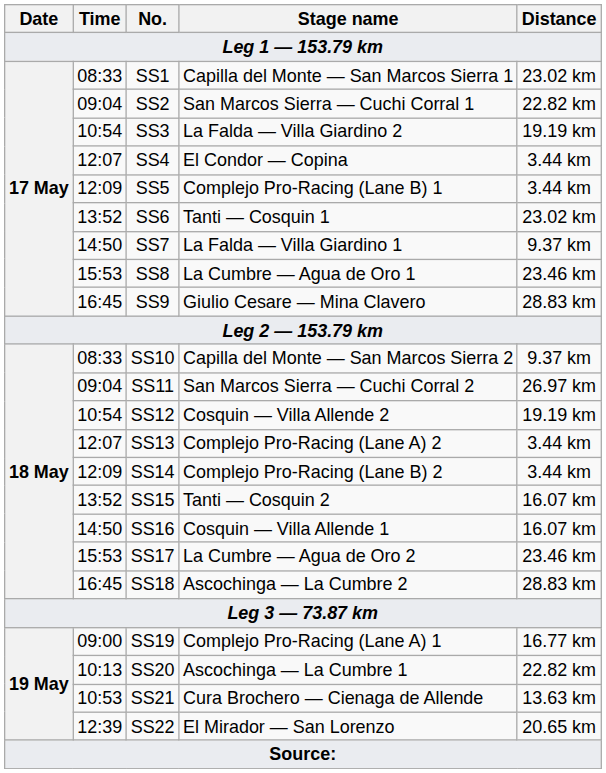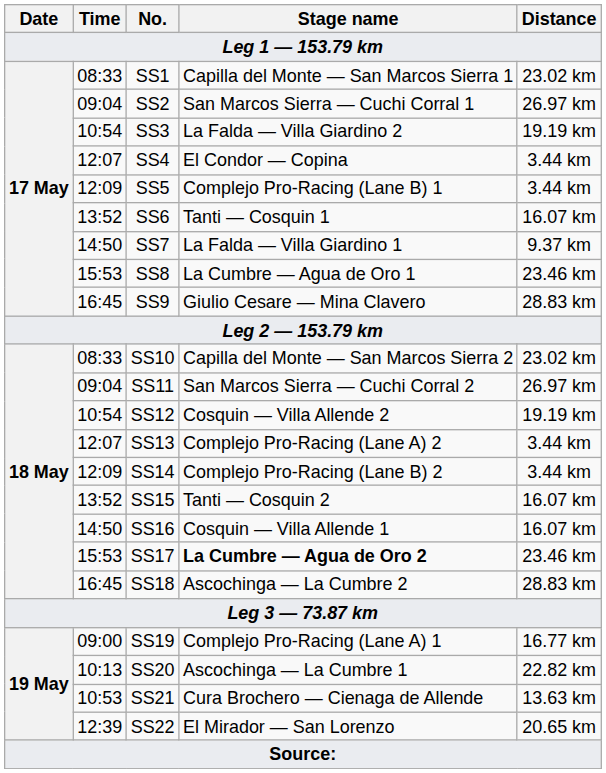(559, 103) 22.82 km -> (559, 103) 26.97 km
(559, 216) 23.02 km -> (559, 216) 16.07 km
(559, 358) 9.37 km -> (559, 358) 23.02 km
(299, 556) normal -> (305, 556) bold
